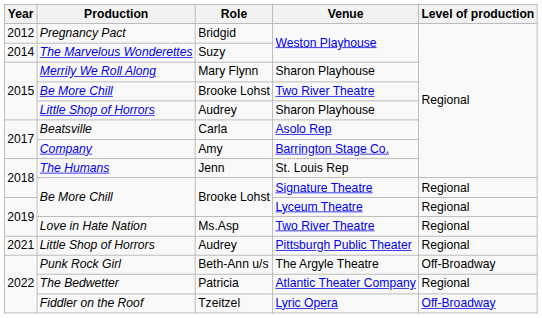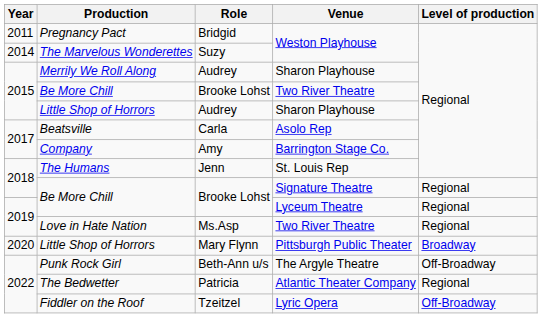(21, 33) 2012 -> (20, 33) 2011
(228, 71) Mary Flynn -> (217, 71) Audrey
(21, 245) 2021 -> (21, 245) 2020
(217, 245) Audrey -> (228, 245) Mary Flynn
(445, 245) Regional -> (448, 245) Broadway
